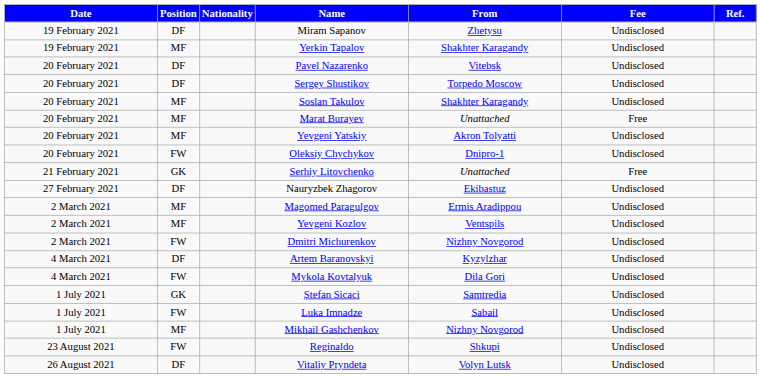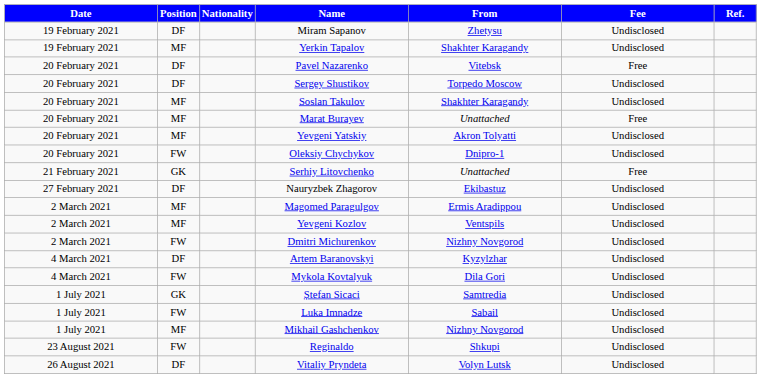(638, 66) Undisclosed -> (638, 66) Free
